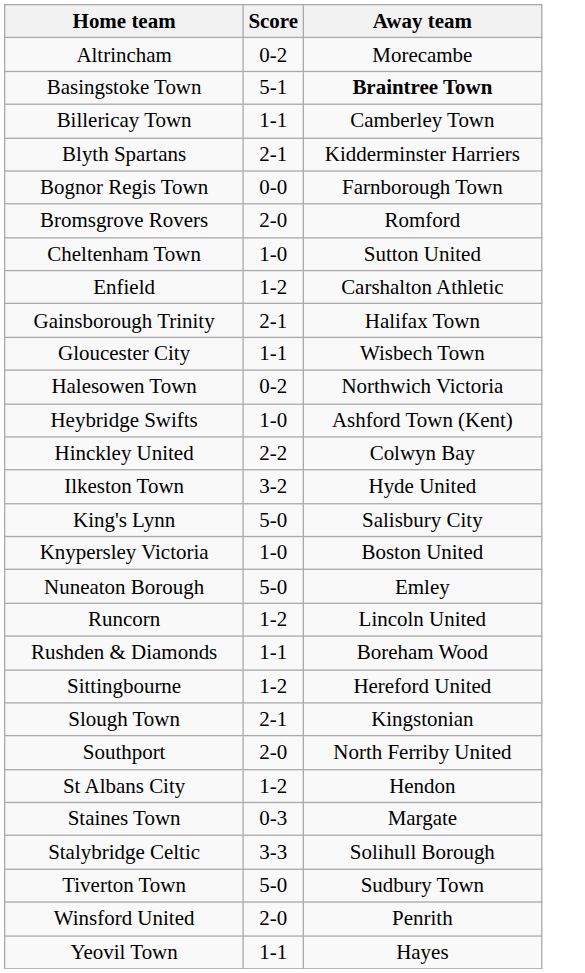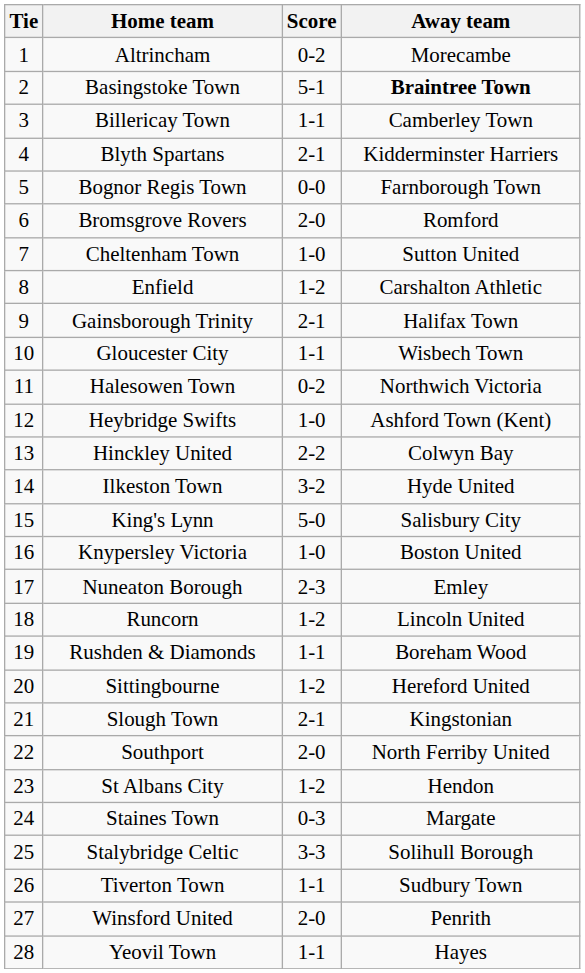+ column: (24, 21)
(273, 586) 5-0 -> (312, 586) 2-3
(273, 885) 5-0 -> (312, 885) 1-1
